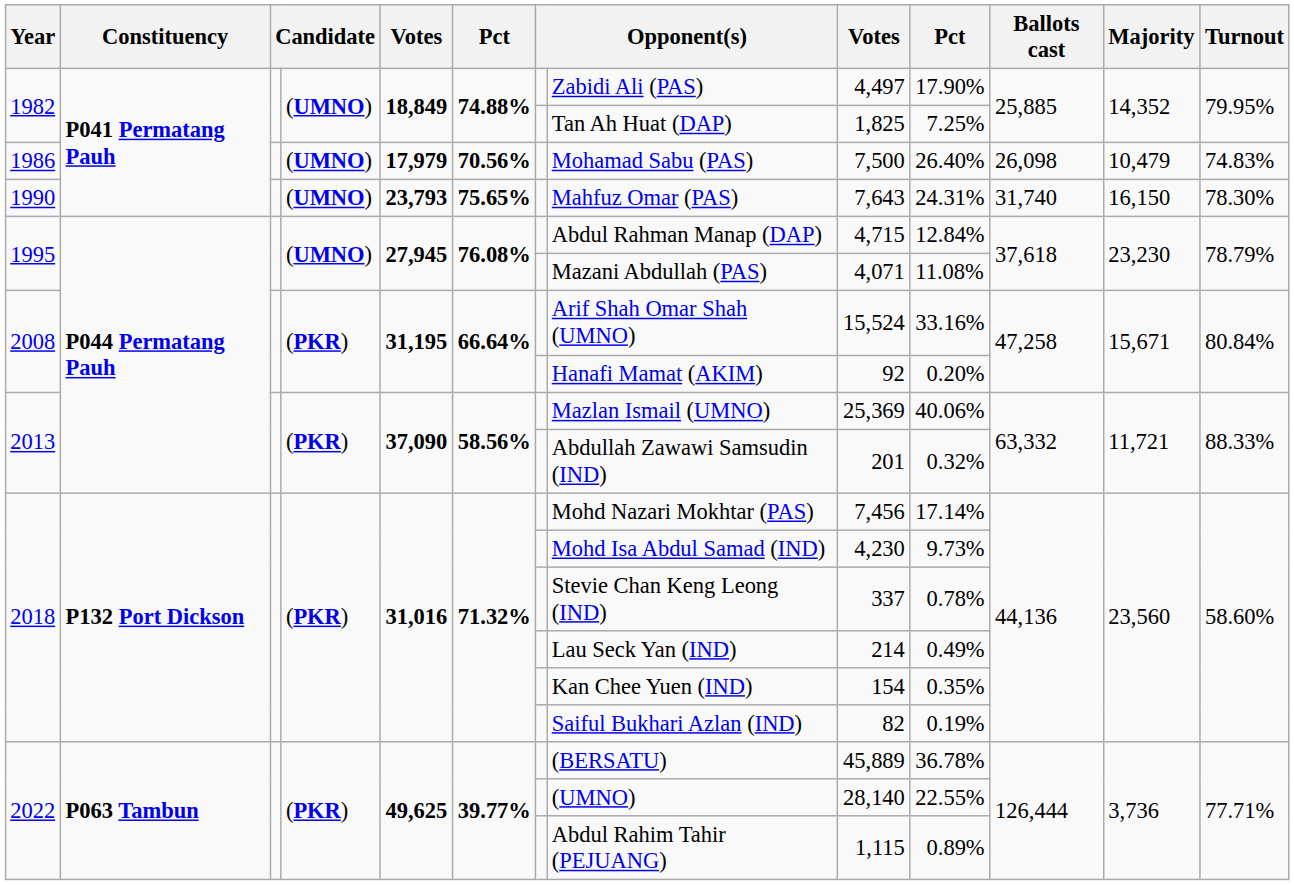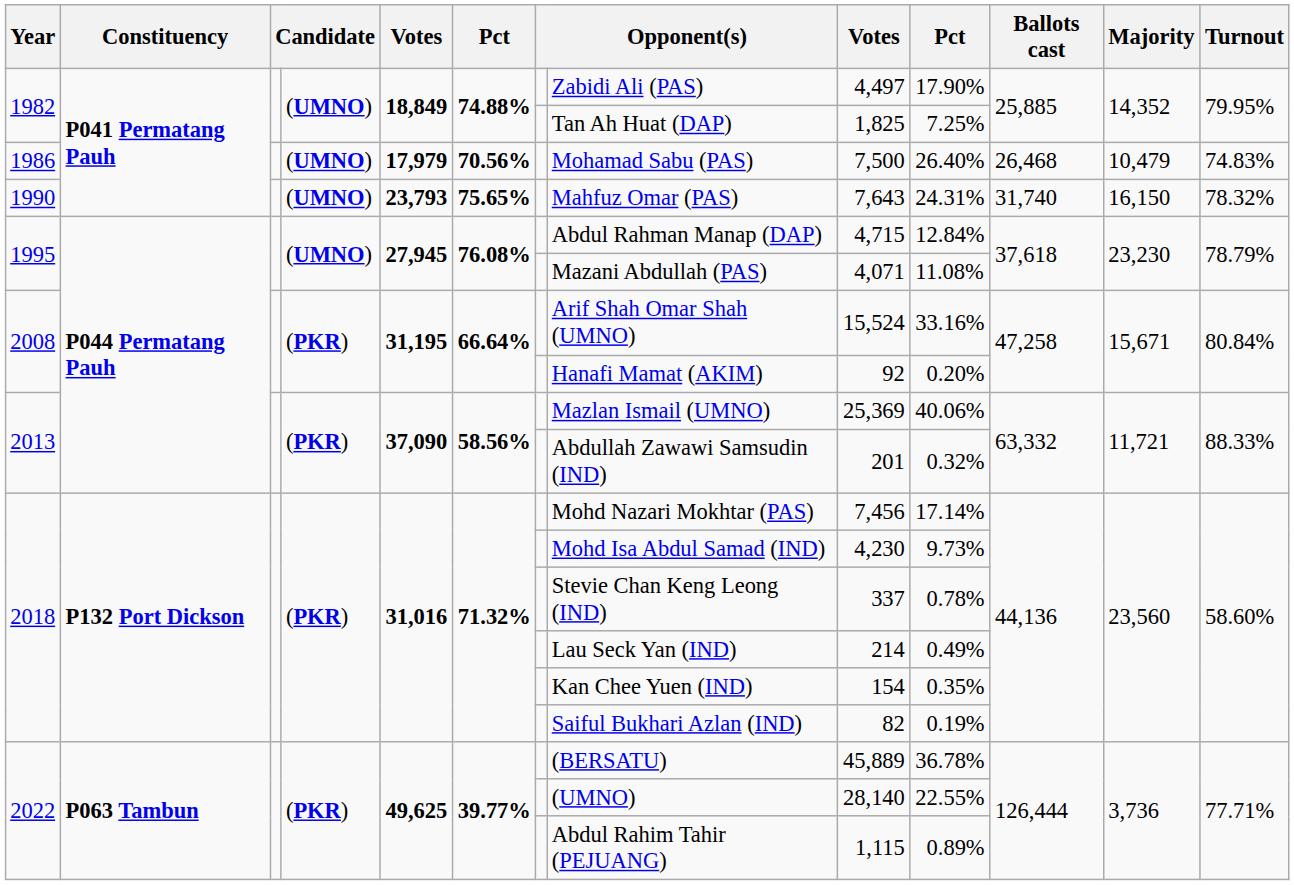(1026, 160) 26,098 -> (1026, 160) 26,468
(1240, 198) 78.30% -> (1240, 198) 78.32%
